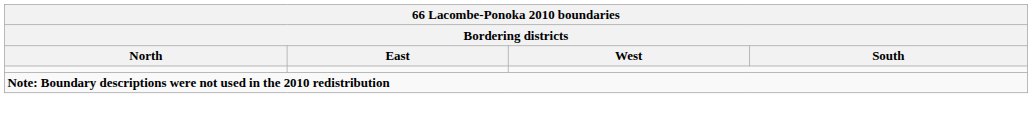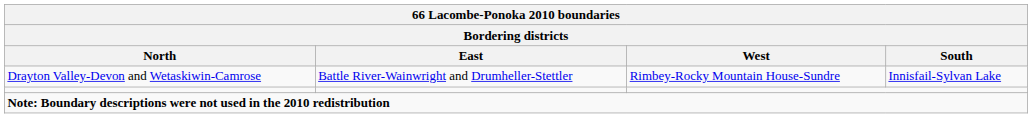+ row: (134, 76)
